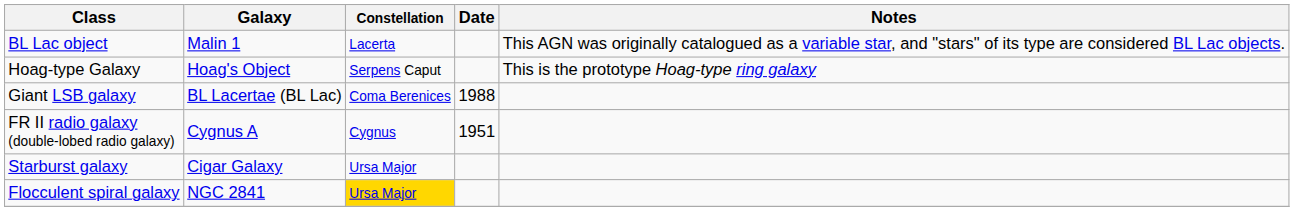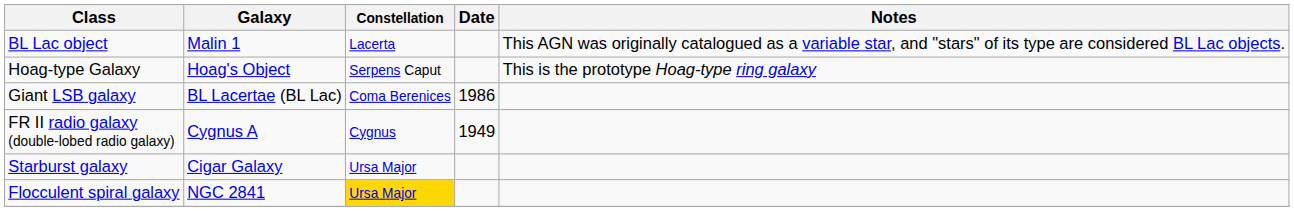(477, 95) 1988 -> (477, 95) 1986
(477, 131) 1951 -> (477, 131) 1949
